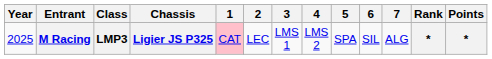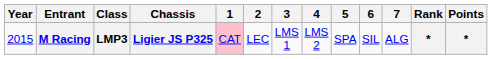(20, 38) 2025 -> (20, 38) 2015
